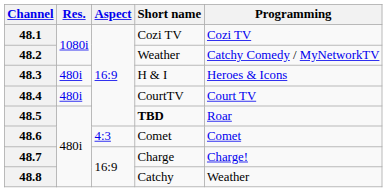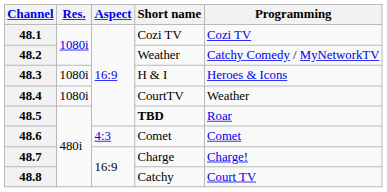(71, 75) 480i -> (74, 75) 1080i
(71, 95) 480i -> (74, 95) 1080i
(232, 95) Court TV -> (228, 95) Weather
(228, 177) Weather -> (232, 177) Court TV
